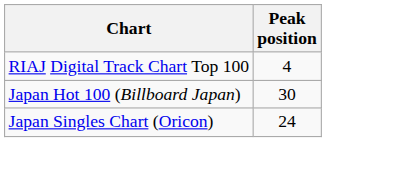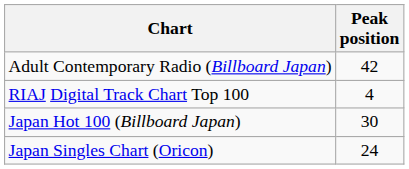+ row: (170, 66)
